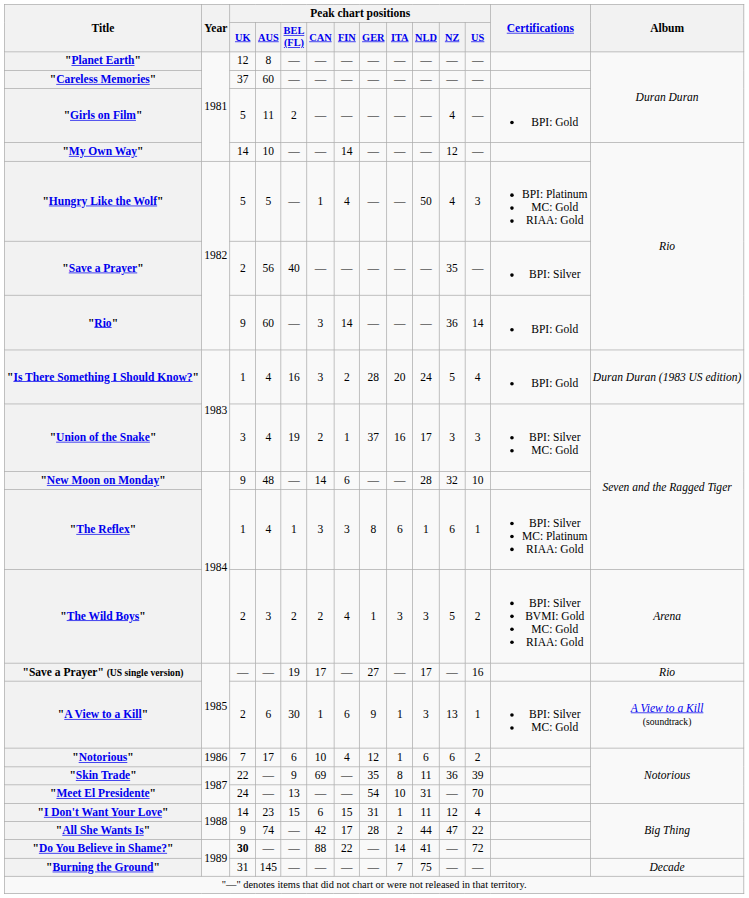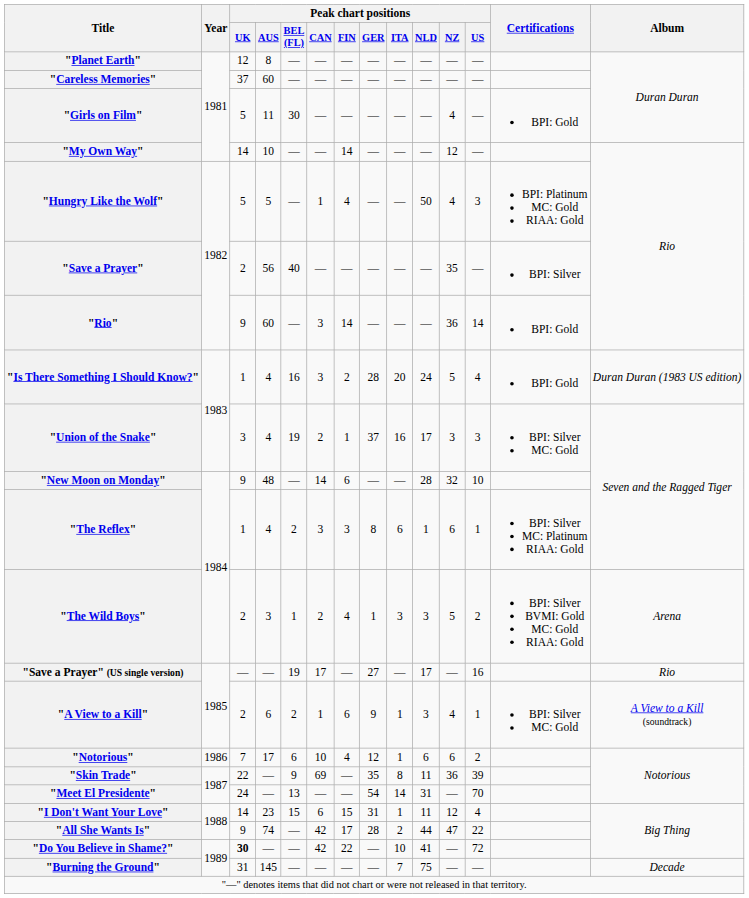(294, 115) 2 -> (294, 115) 30
(294, 529) 1 -> (294, 529) 2
(294, 616) 2 -> (294, 616) 1
(294, 714) 30 -> (294, 714) 2
(452, 714) 13 -> (452, 714) 4
(400, 794) 10 -> (400, 794) 14
(320, 849) 88 -> (320, 849) 42
(400, 849) 14 -> (400, 849) 10
